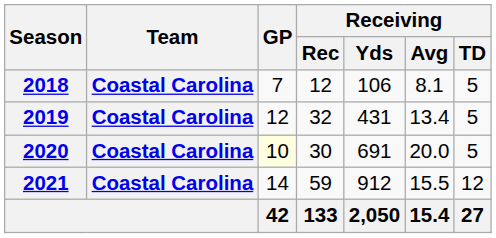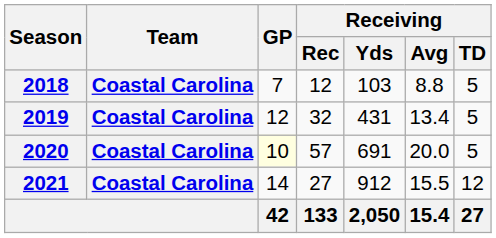(374, 85) 106 -> (374, 85) 103
(429, 85) 8.1 -> (429, 85) 8.8
(321, 150) 30 -> (321, 150) 57
(321, 183) 59 -> (321, 183) 27
